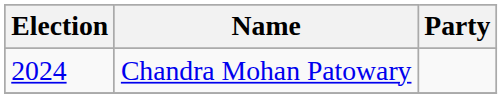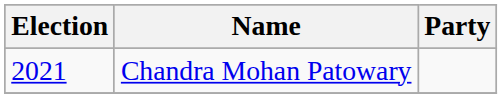(39, 70) 2024 -> (39, 70) 2021
